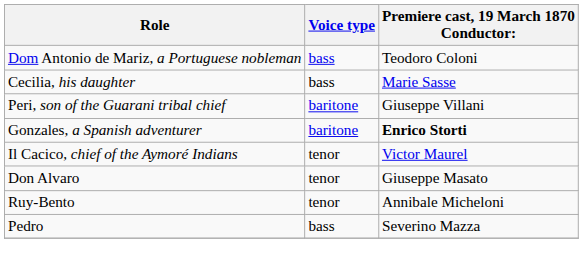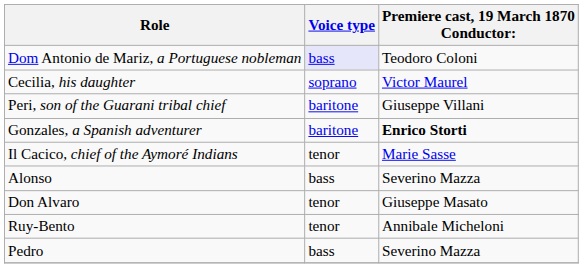(321, 57) no background -> (321, 57) lavender background
(321, 81) bass -> (332, 81) soprano
(419, 81) Marie Sasse -> (425, 81) Victor Maurel
(425, 154) Victor Maurel -> (419, 154) Marie Sasse
+ row: (30, 178)
